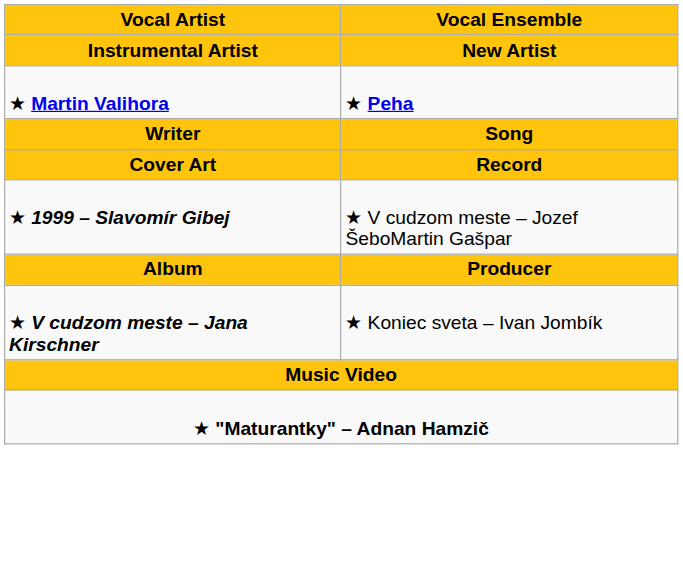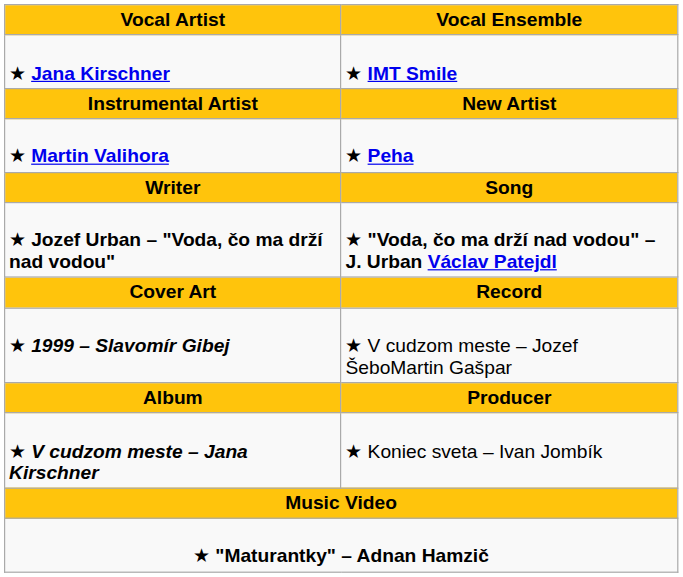+ row: (89, 72)
+ row: (166, 251)
